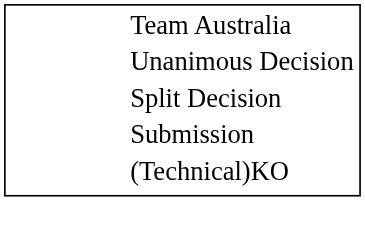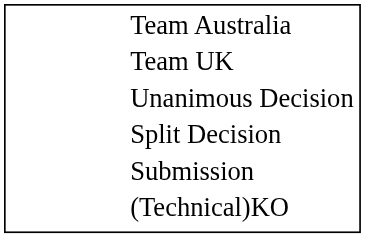+ row: (182, 61)
